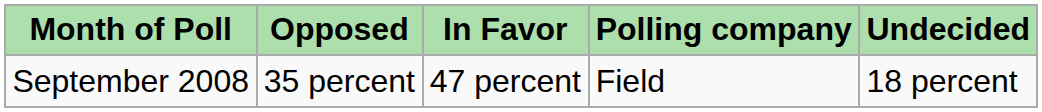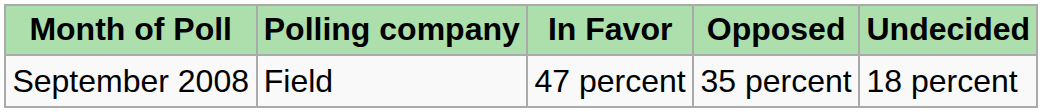columns swapped: (724, 29) <-> (339, 29)
